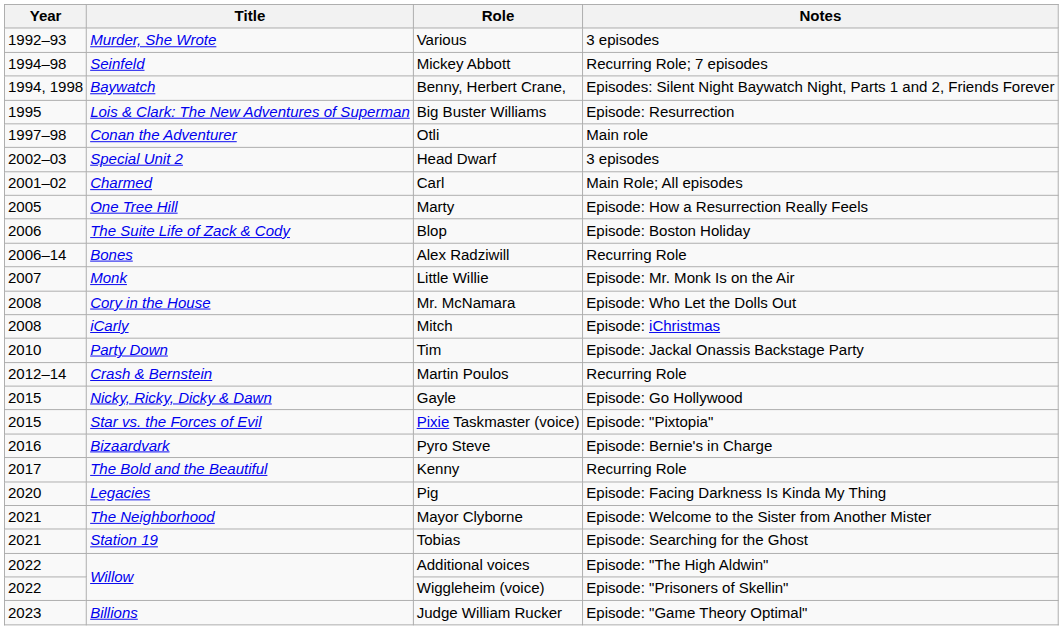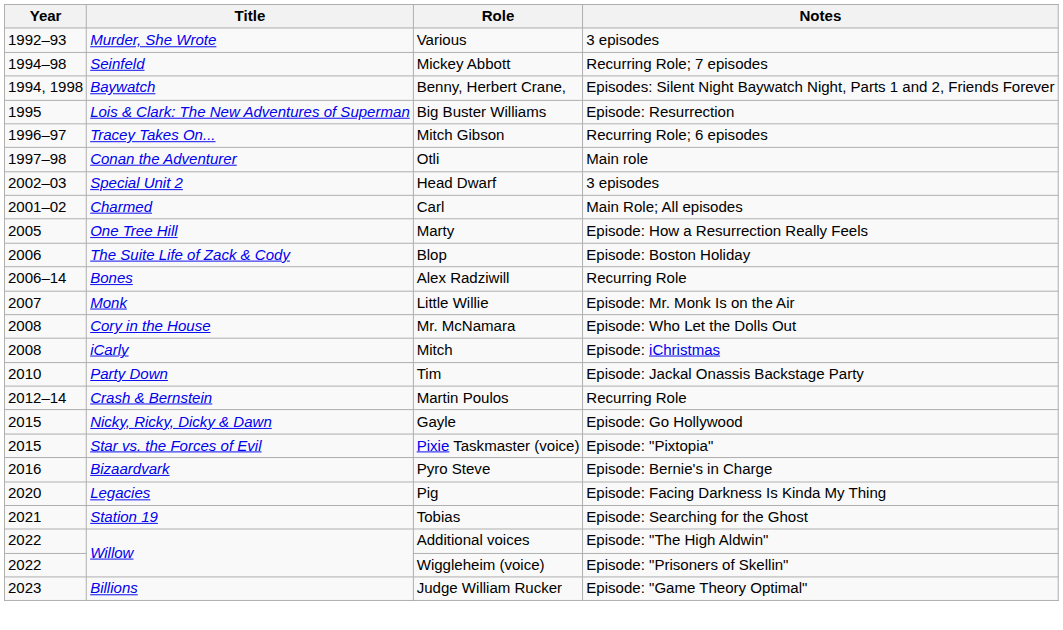+ row: (461, 135)
- row: (438, 469)
- row: (470, 517)
